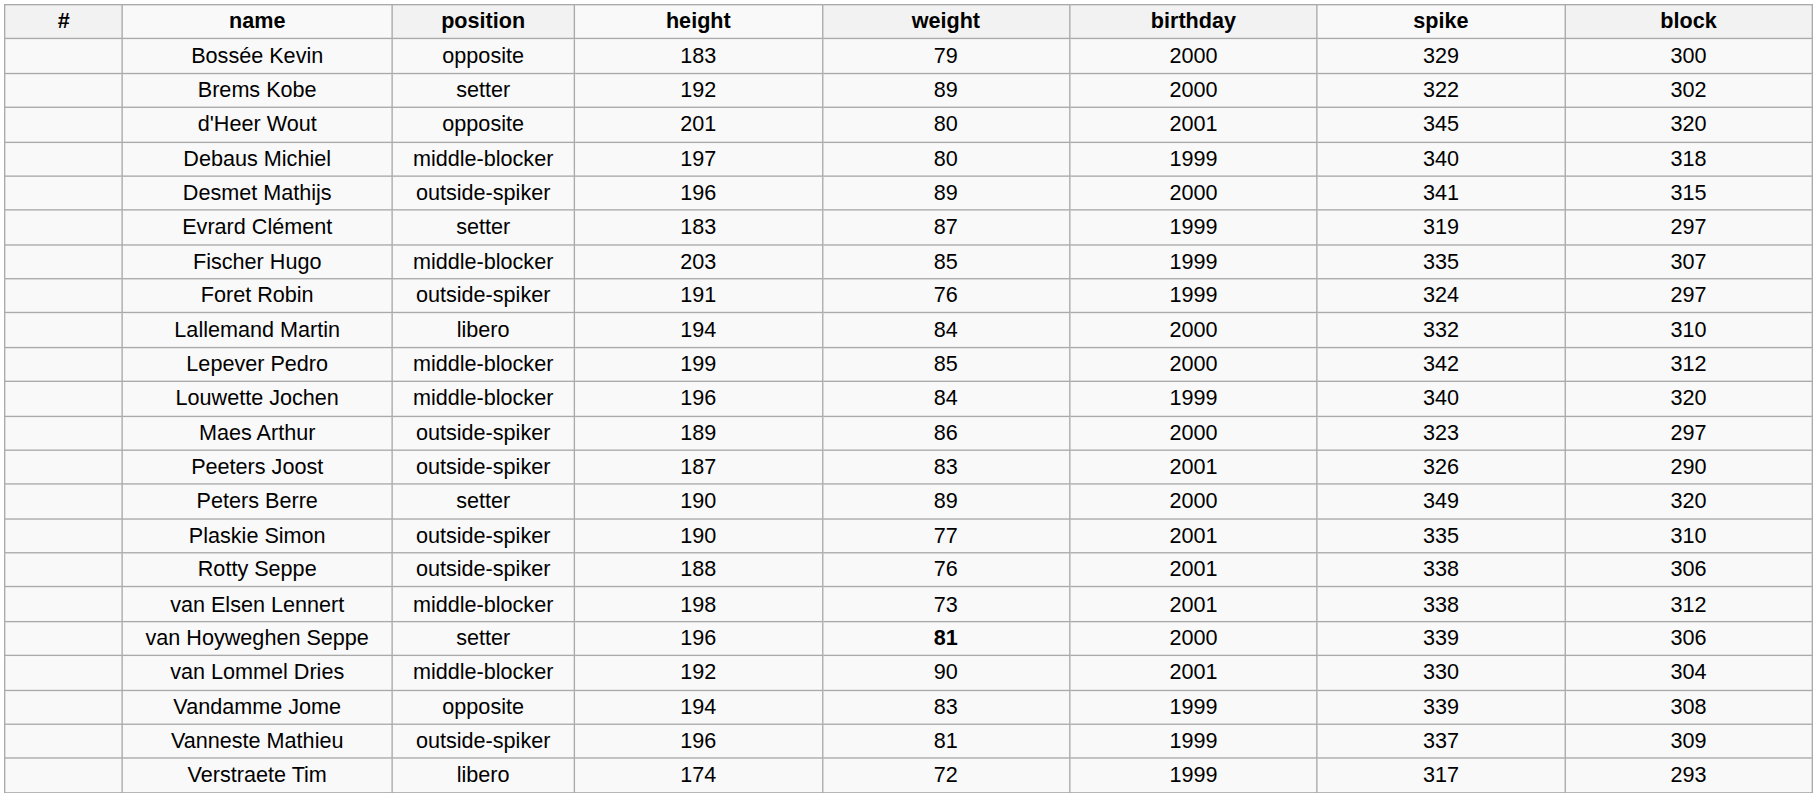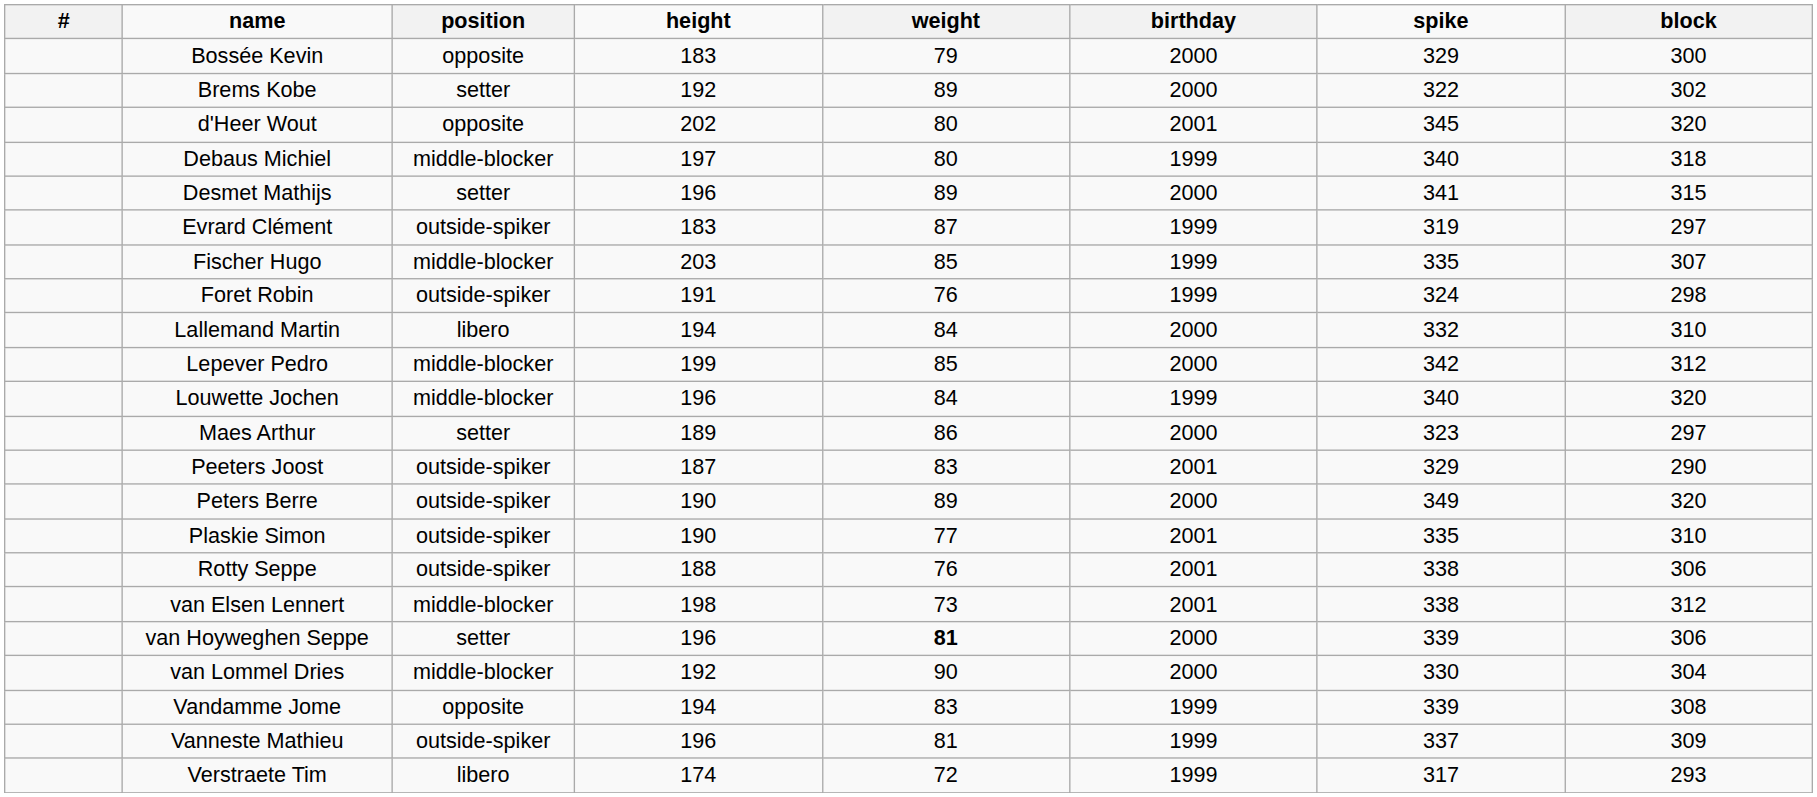(698, 124) 201 -> (698, 124) 202
(483, 192) outside-spiker -> (483, 192) setter
(483, 227) setter -> (483, 227) outside-spiker
(1689, 295) 297 -> (1689, 295) 298
(483, 432) outside-spiker -> (483, 432) setter
(1441, 466) 326 -> (1441, 466) 329
(483, 501) setter -> (483, 501) outside-spiker
(1193, 672) 2001 -> (1193, 672) 2000
